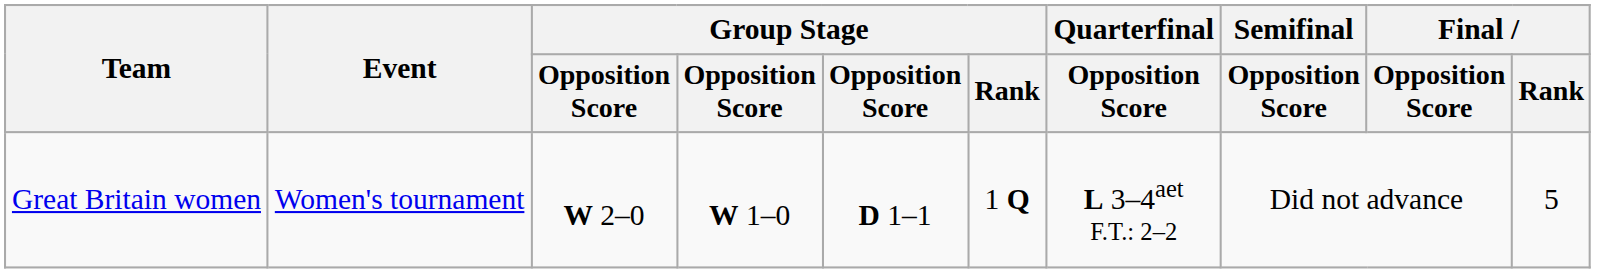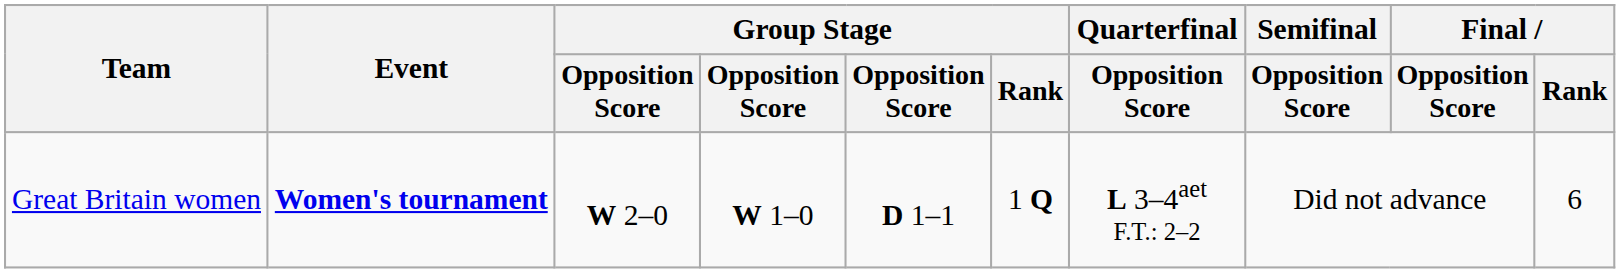(400, 199) normal -> (411, 199) bold
(1551, 199) 5 -> (1575, 199) 6
